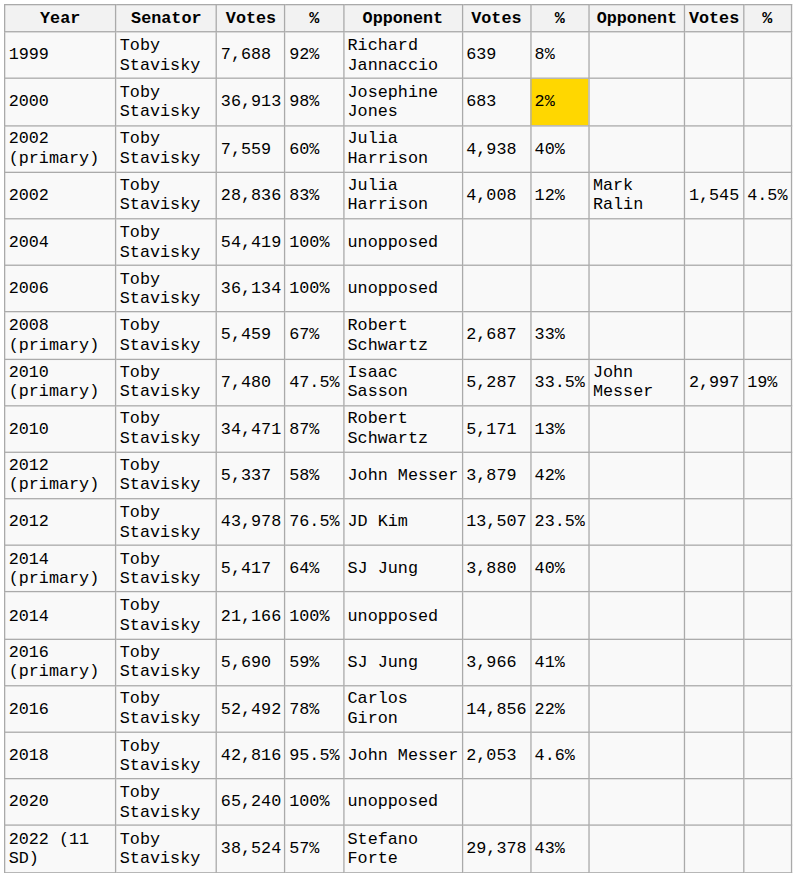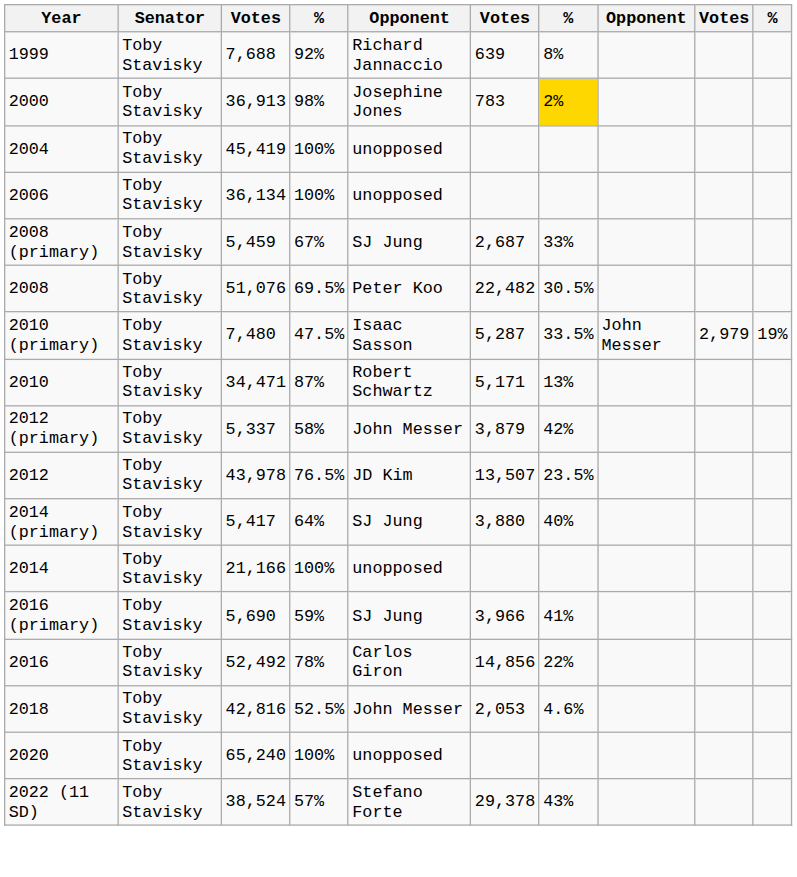(481, 102) 683 -> (490, 102) 783
- row: (54, 149)
- row: (29, 195)
(251, 242) 54,419 -> (256, 149) 45,419
(388, 335) Robert Schwartz -> (388, 242) SJ Jung
+ row: (29, 289)
(714, 382) 2,997 -> (724, 335) 2,979
(314, 756) 95.5% -> (319, 709) 52.5%
